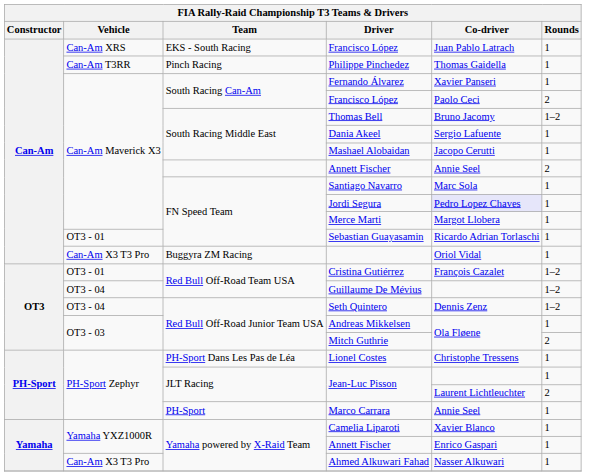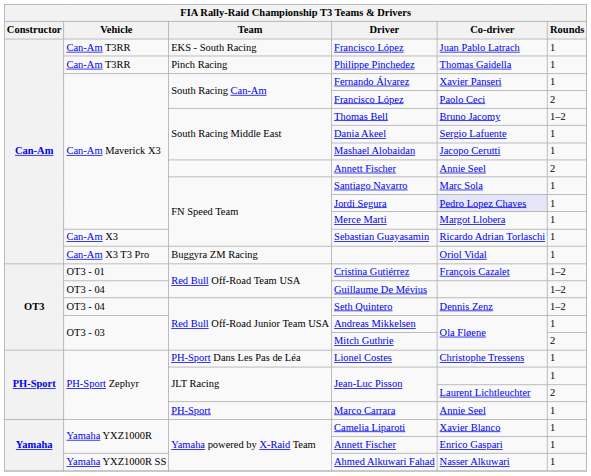(96, 47) Can-Am XRS -> (99, 47) Can-Am T3RR
(86, 237) OT3 - 01 -> (92, 237) Can-Am X3
(108, 461) Can-Am X3 T3 Pro -> (116, 461) Yamaha YXZ1000R SS
